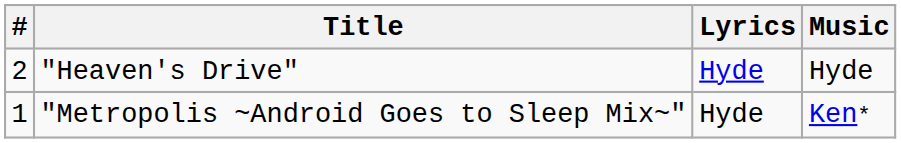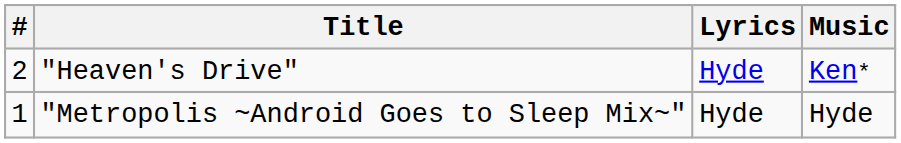(841, 71) Hyde -> (840, 71) Ken*
(840, 115) Ken* -> (841, 115) Hyde
